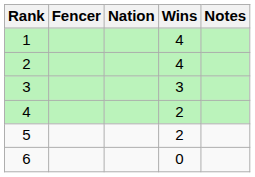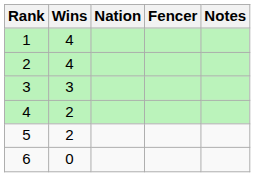columns swapped: (76, 16) <-> (180, 16)
